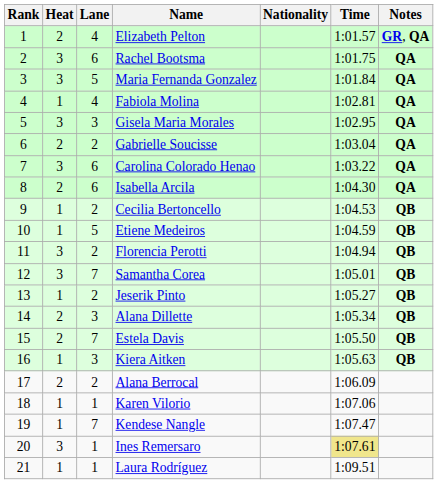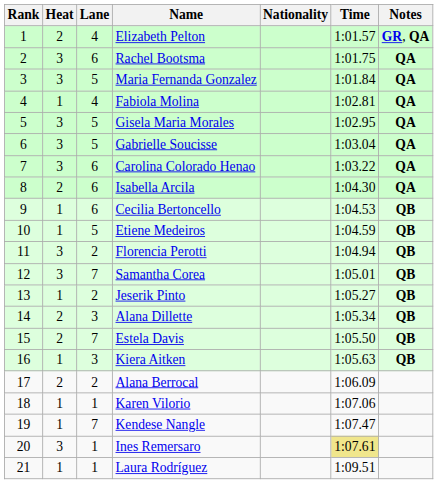(95, 123) 3 -> (95, 123) 5
(60, 144) 2 -> (60, 144) 3
(95, 144) 2 -> (95, 144) 5
(95, 209) 2 -> (95, 209) 6
